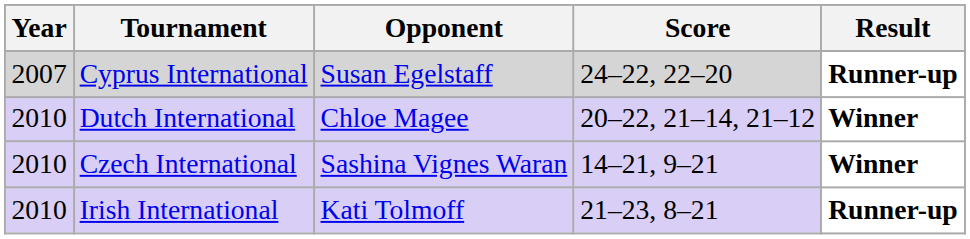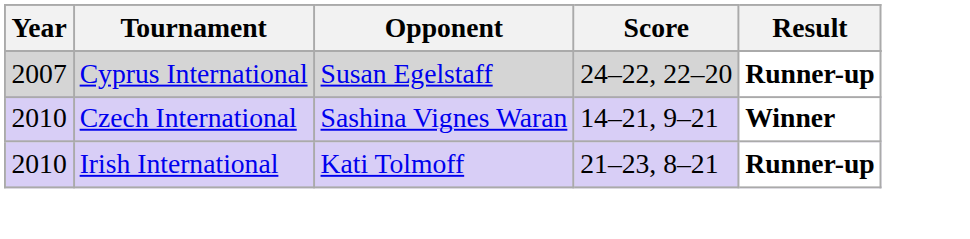- row: (187, 118)
